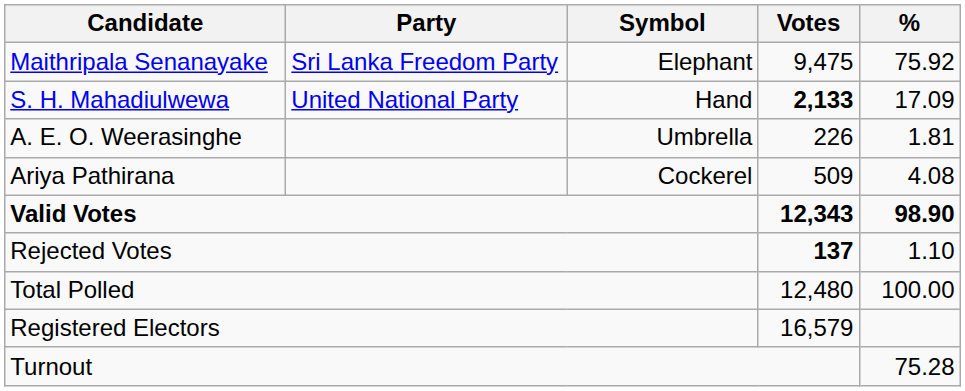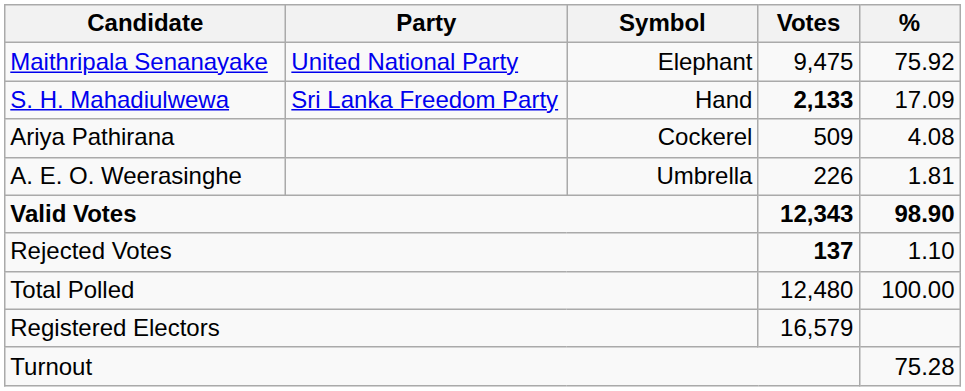(425, 61) Sri Lanka Freedom Party -> (405, 61) United National Party
(405, 99) United National Party -> (425, 99) Sri Lanka Freedom Party
rows swapped: (92, 175) <-> (126, 137)
